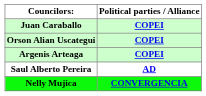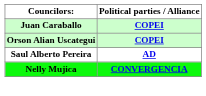- row: (51, 54)
